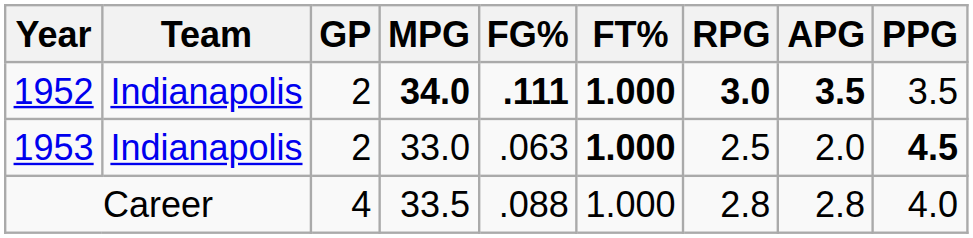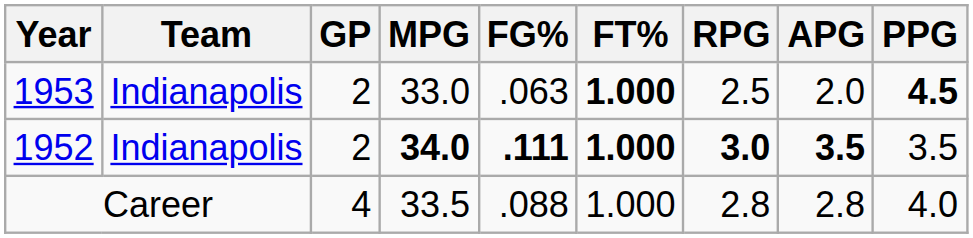rows swapped: (54, 91) <-> (54, 148)
